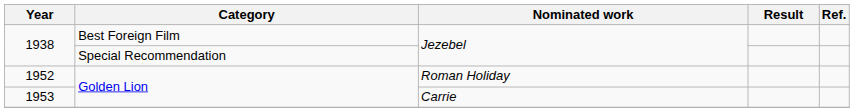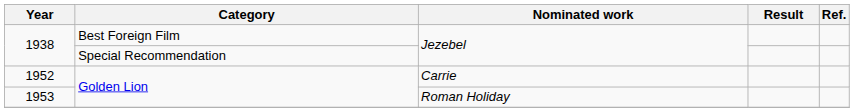(465, 76) Roman Holiday -> (439, 76) Carrie
(439, 96) Carrie -> (465, 96) Roman Holiday
